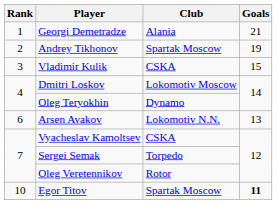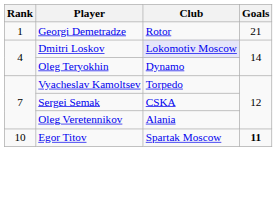(161, 31) Alania -> (158, 31) Rotor
- row: (78, 48)
- row: (73, 66)
(191, 84) no background -> (191, 48) lavender background
- row: (70, 119)
(161, 137) CSKA -> (164, 84) Torpedo
(164, 155) Torpedo -> (161, 102) CSKA
(158, 173) Rotor -> (161, 119) Alania
